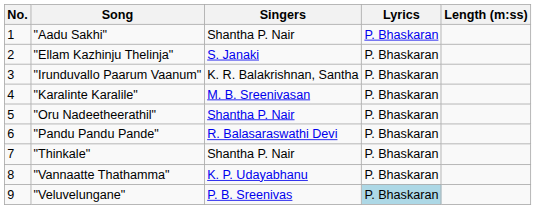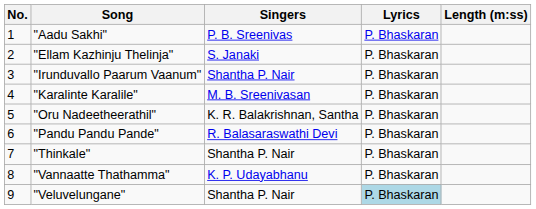(251, 35) Shantha P. Nair -> (250, 35) P. B. Sreenivas
(283, 75) K. R. Balakrishnan, Santha -> (251, 75) Shantha P. Nair
(251, 114) Shantha P. Nair -> (283, 114) K. R. Balakrishnan, Santha
(250, 194) P. B. Sreenivas -> (251, 194) Shantha P. Nair
